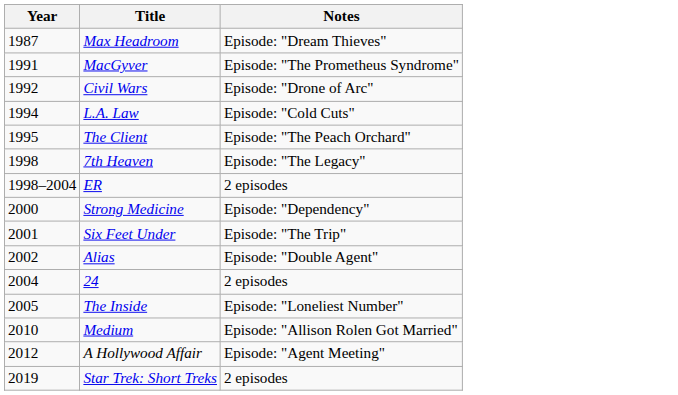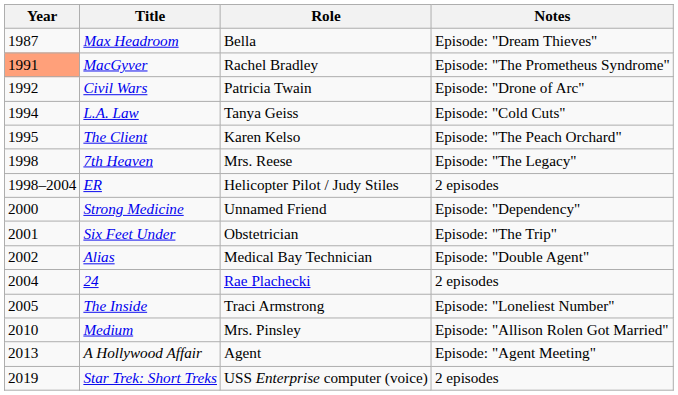+ column: (326, 16)
(23, 64) no background -> (23, 64) lightsalmon background
(23, 354) 2012 -> (23, 354) 2013
